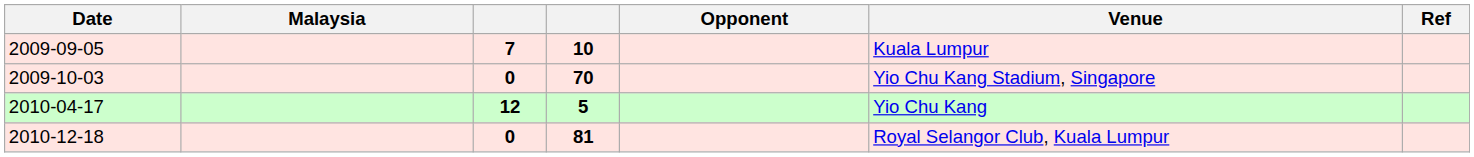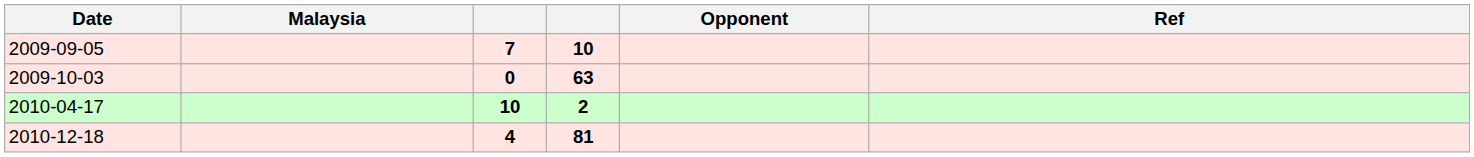- column: (1136, 19)
(583, 78) 70 -> (583, 78) 63
(510, 107) 12 -> (510, 107) 10
(583, 107) 5 -> (583, 107) 2
(510, 136) 0 -> (510, 136) 4
